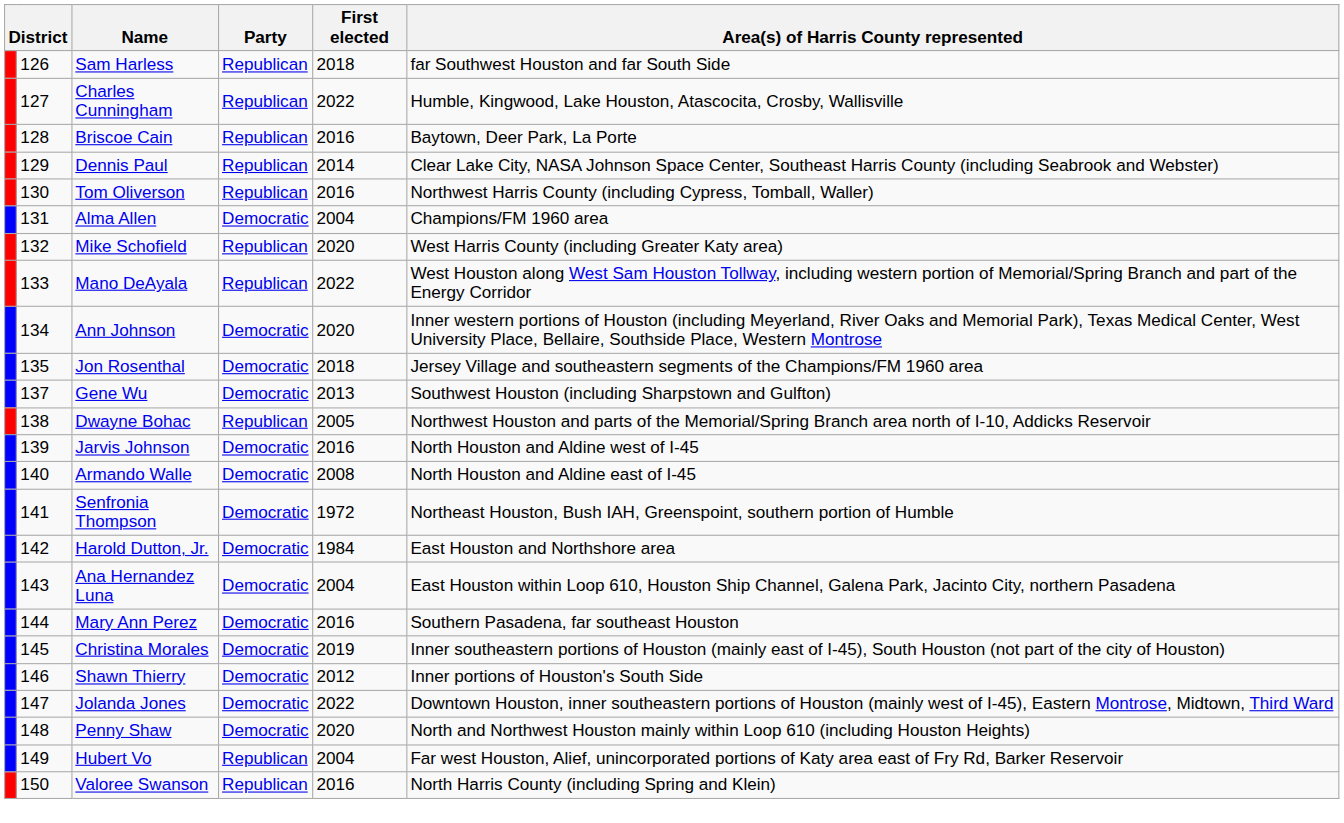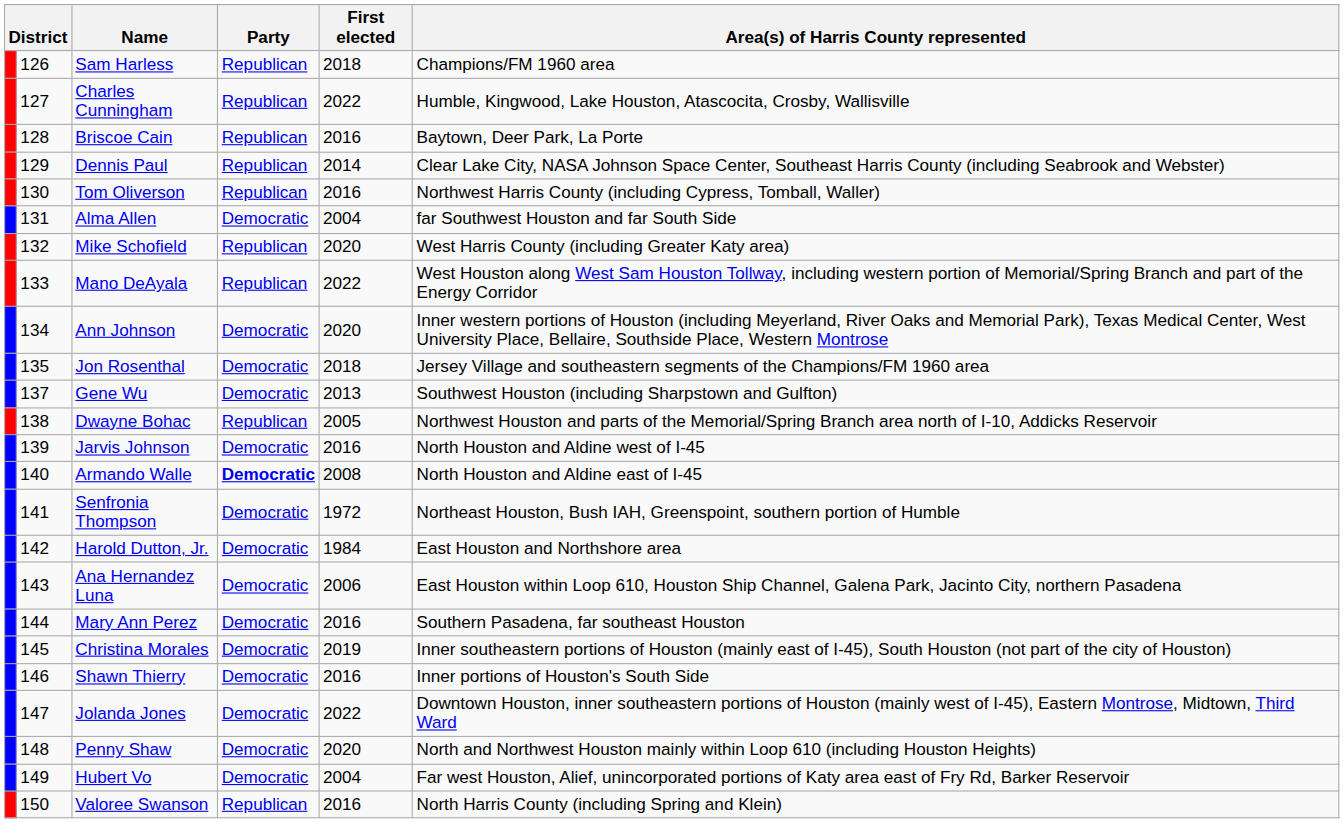(570, 64) far Southwest Houston and far South Side -> (516, 64) Champions/FM 1960 area
(509, 219) Champions/FM 1960 area -> (576, 219) far Southwest Houston and far South Side
(265, 475) normal -> (268, 475) bold
(336, 585) 2004 -> (342, 585) 2006
(336, 676) 2012 -> (342, 676) 2016
(265, 758) Republican -> (265, 777) Democratic
